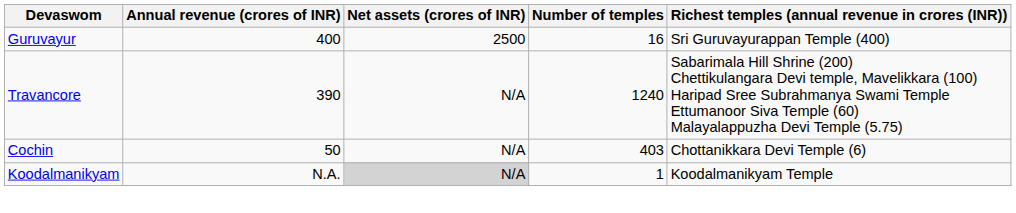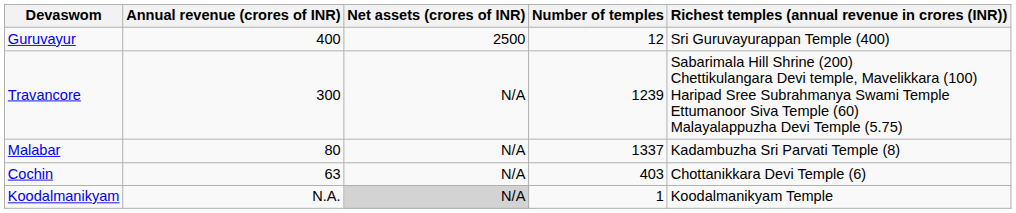(656, 39) 16 -> (656, 39) 12
(328, 94) 390 -> (328, 94) 300
(648, 94) 1240 -> (648, 94) 1239
+ row: (34, 150)
(333, 150) 50 -> (333, 173) 63
